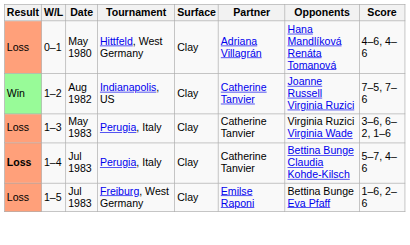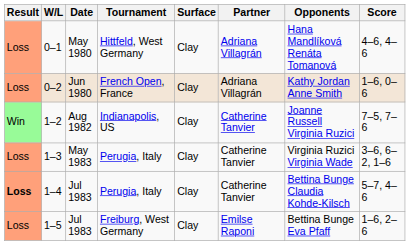+ row: (53, 87)
